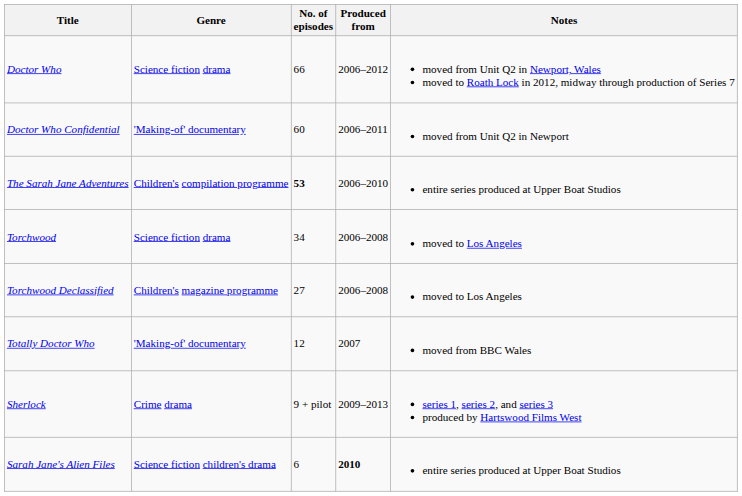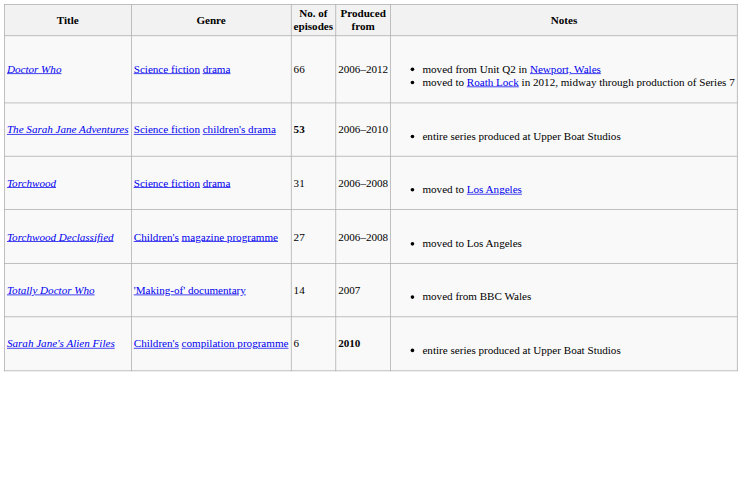- row: (63, 129)
(211, 183) Children's compilation programme -> (205, 129) Science fiction children's drama
(299, 236) 34 -> (299, 183) 31
(299, 344) 12 -> (299, 290) 14
- row: (26, 404)
(205, 464) Science fiction children's drama -> (211, 344) Children's compilation programme
